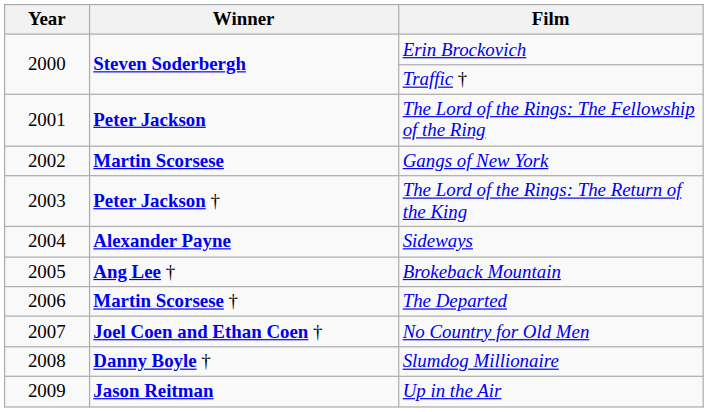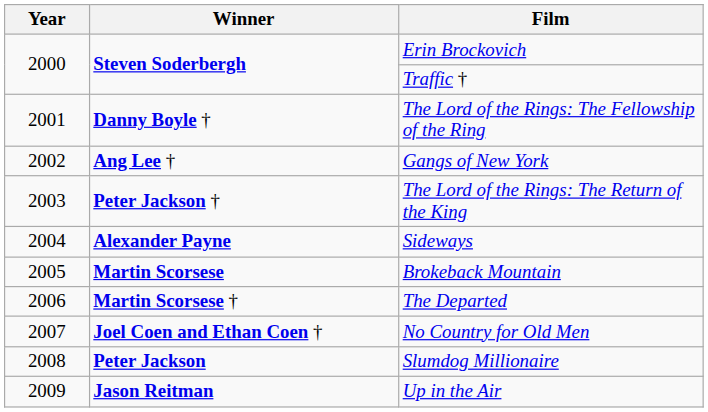(150, 119) Peter Jackson -> (152, 119) Danny Boyle †
(159, 160) Martin Scorsese -> (134, 160) Ang Lee †
(134, 271) Ang Lee † -> (159, 271) Martin Scorsese
(152, 361) Danny Boyle † -> (150, 361) Peter Jackson
